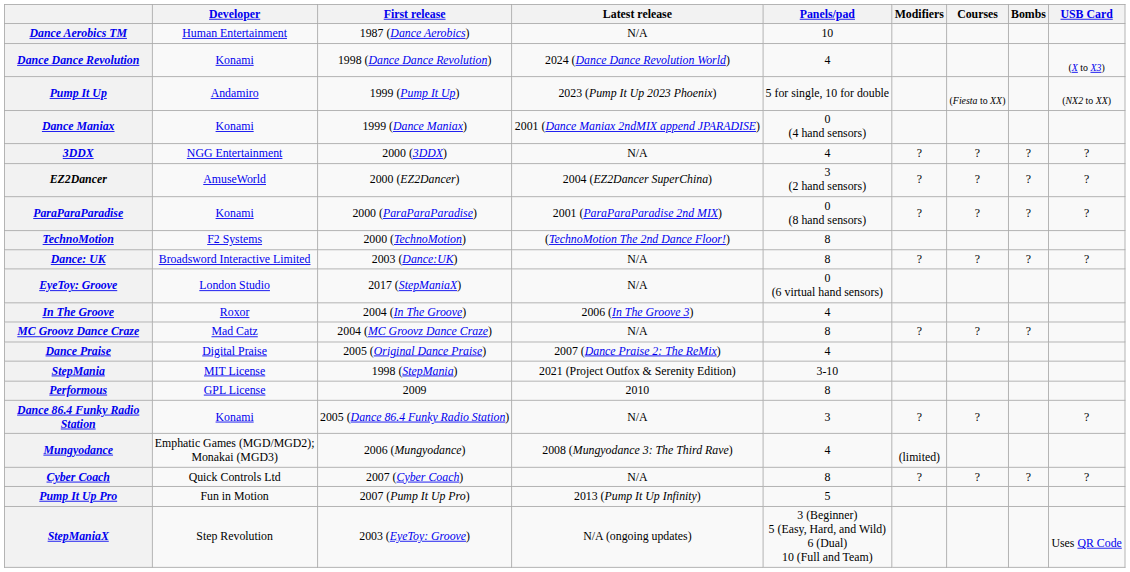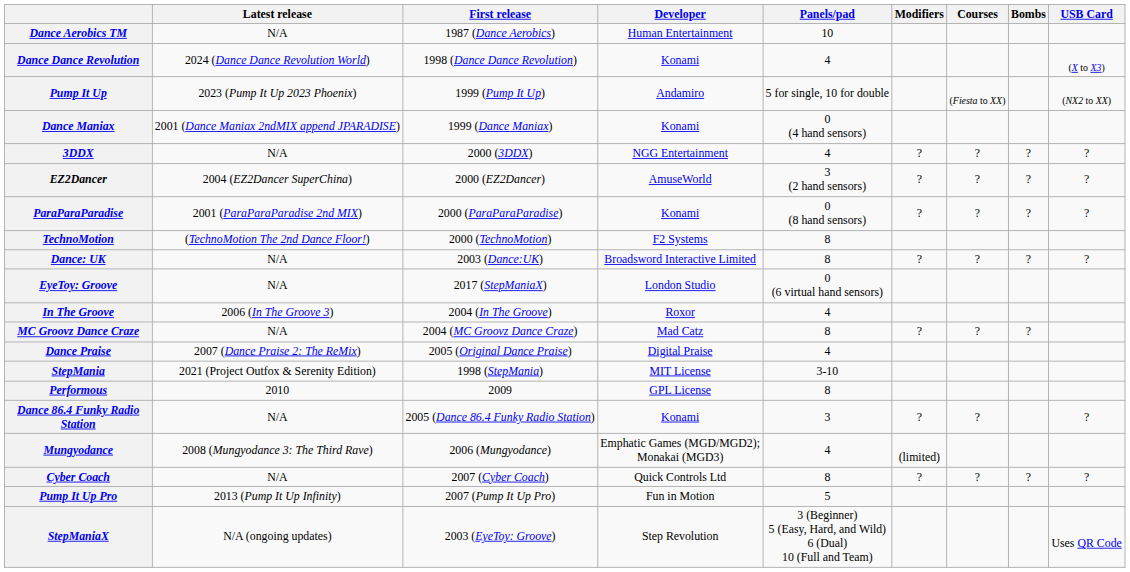columns swapped: (235, 13) <-> (637, 13)
